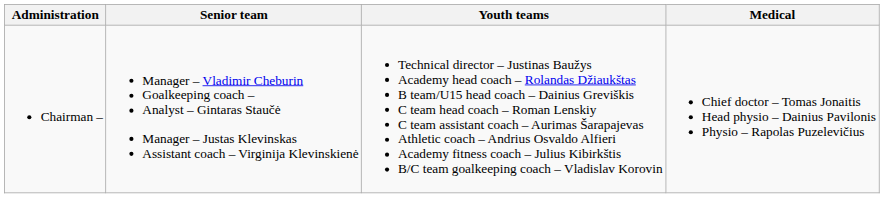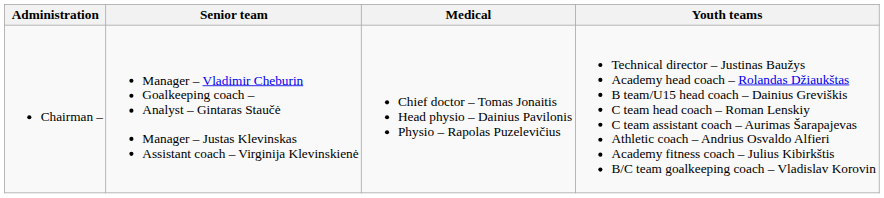columns swapped: (514, 15) <-> (772, 15)
